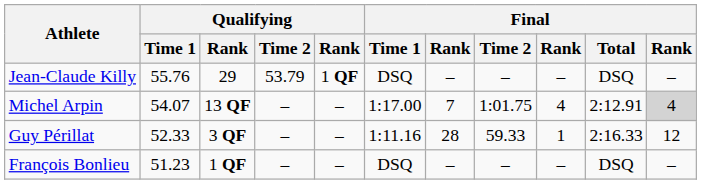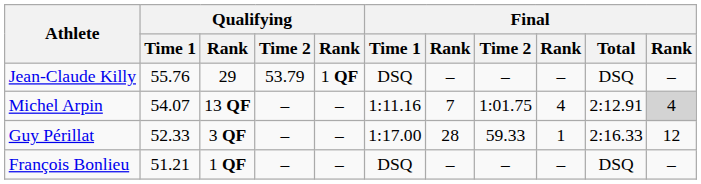(395, 106) 1:17.00 -> (395, 106) 1:11.16
(395, 135) 1:11.16 -> (395, 135) 1:17.00
(170, 164) 51.23 -> (170, 164) 51.21
